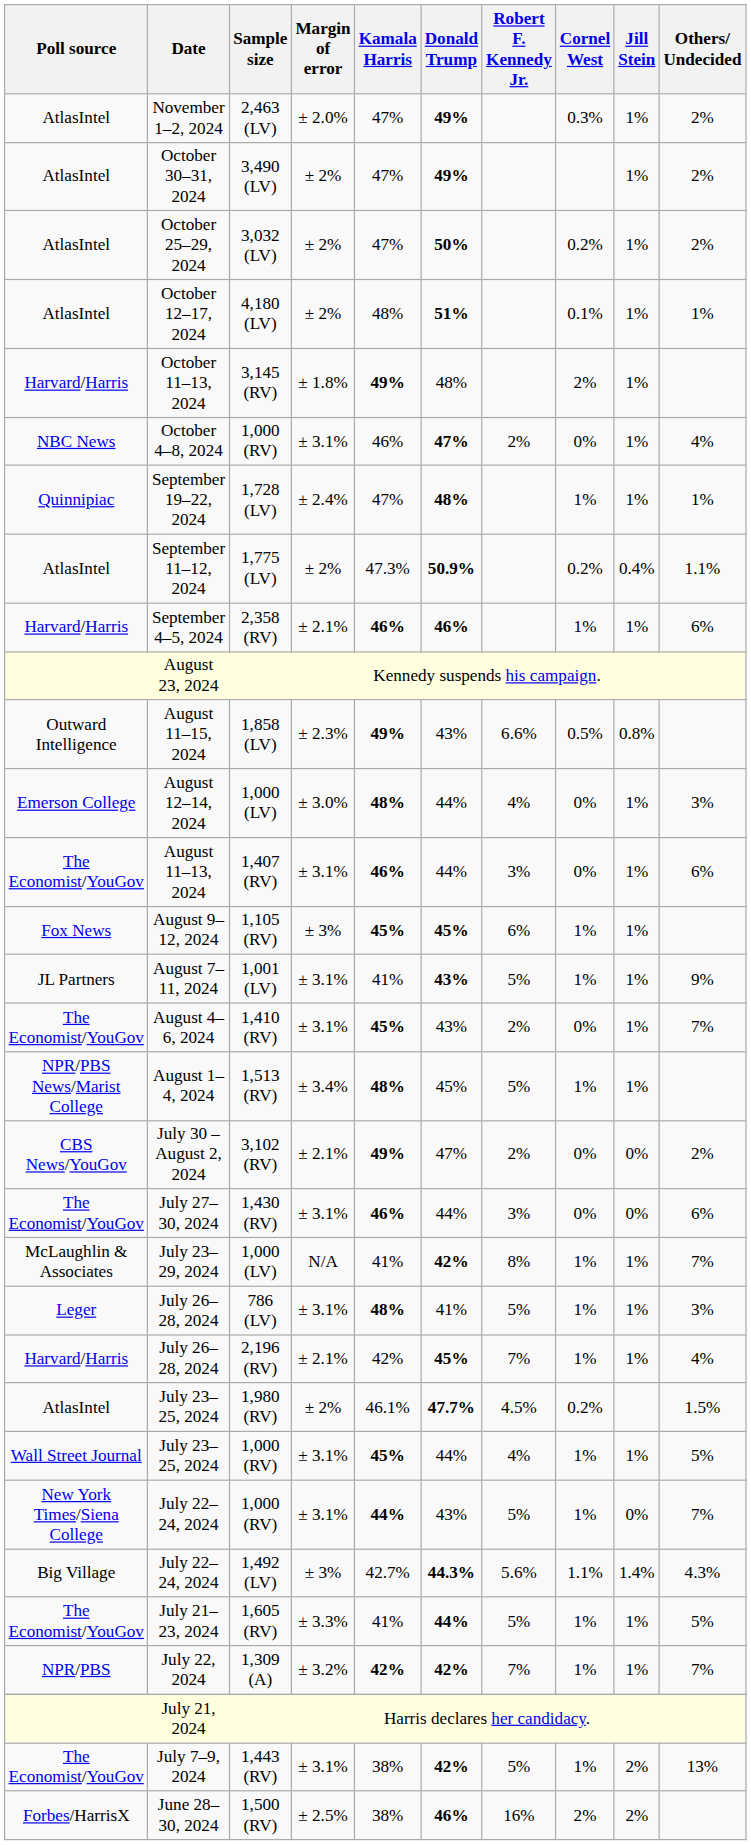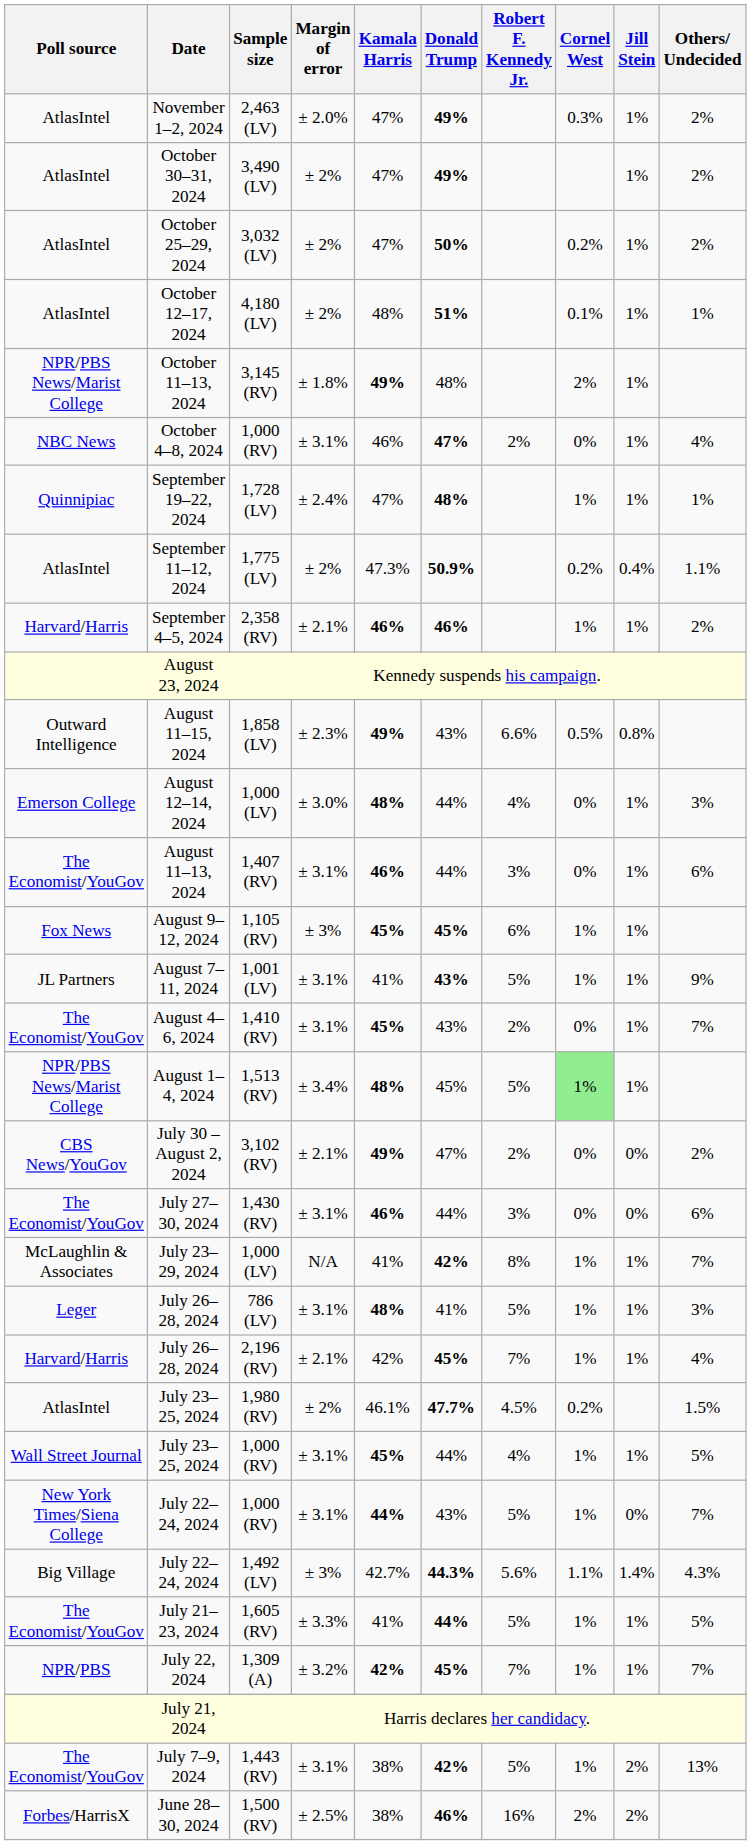(76, 382) Harvard/Harris -> (76, 382) NPR/PBS News/Marist College
(702, 627) 6% -> (702, 627) 2%
(585, 1086) no background -> (585, 1086) lightgreen background
(451, 1670) 42% -> (451, 1670) 45%
